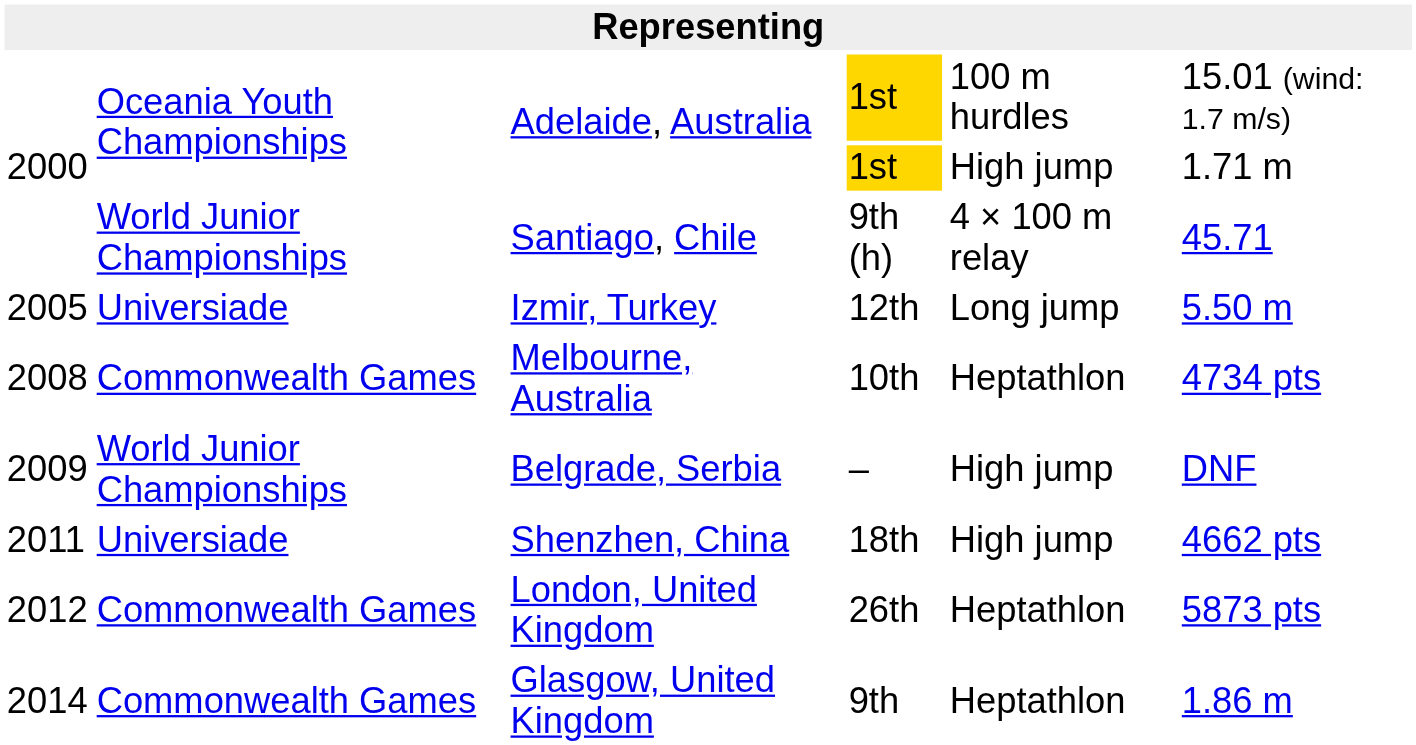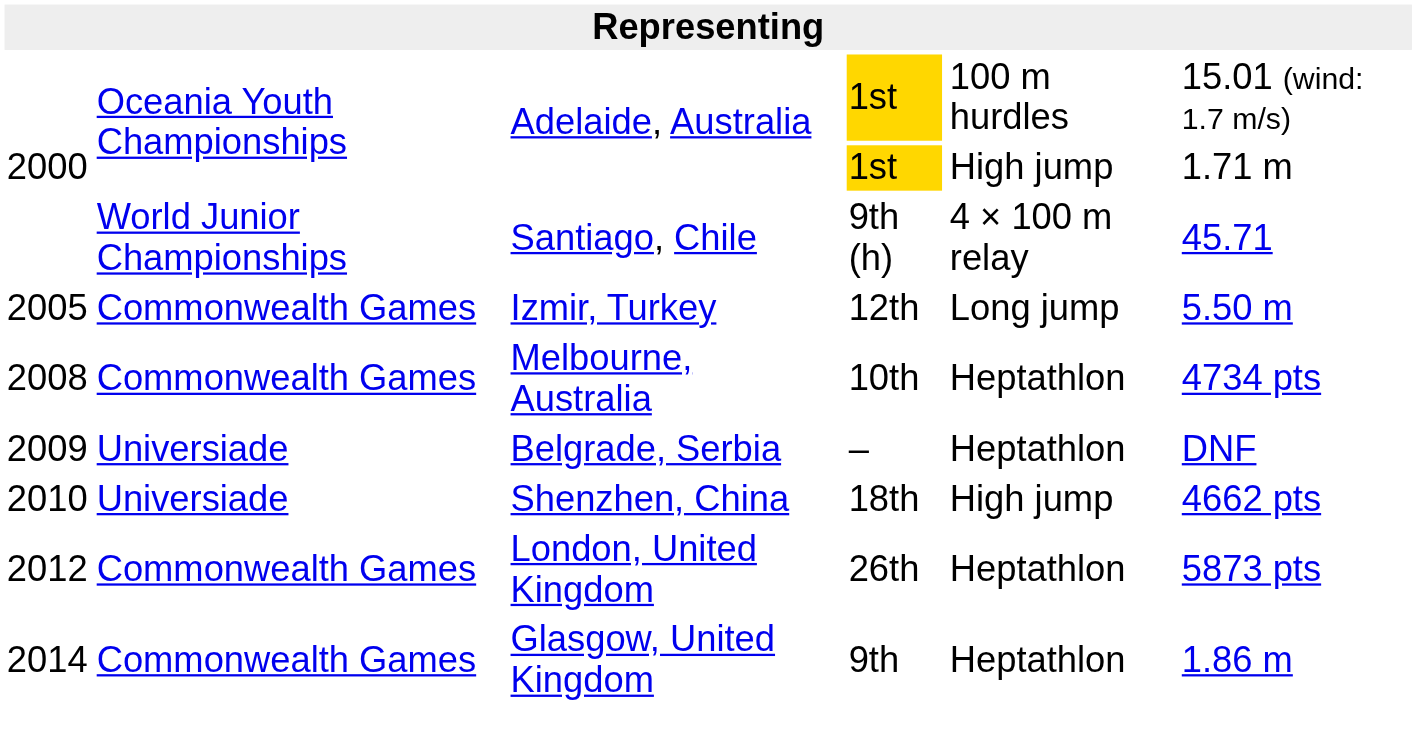(193, 308) Universiade -> (286, 308) Commonwealth Games
(222, 469) World Junior Championships -> (193, 448) Universiade
(1032, 469) High jump -> (1038, 448) Heptathlon
(46, 539) 2011 -> (47, 498) 2010
